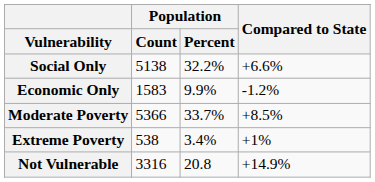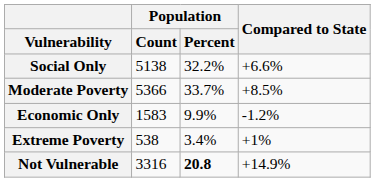rows swapped: (68, 90) <-> (68, 115)
(198, 164) normal -> (198, 164) bold
